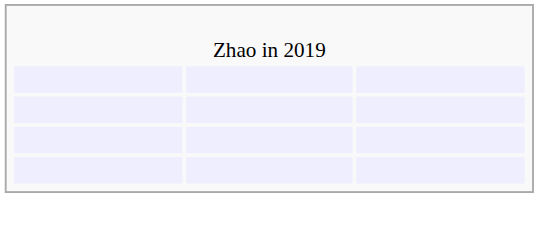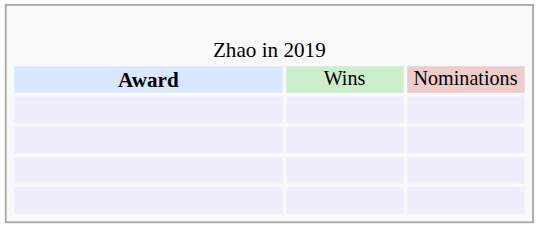+ row: (148, 80)
